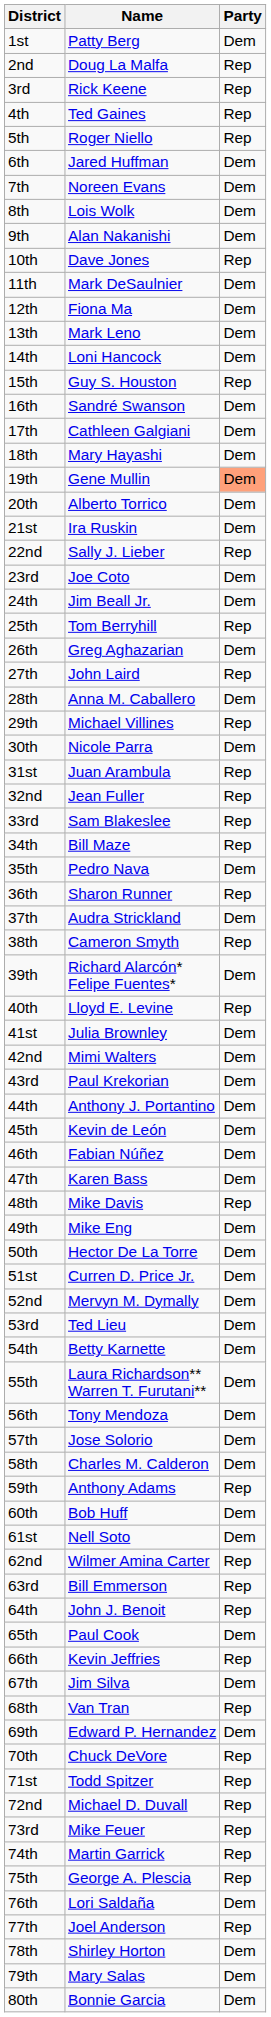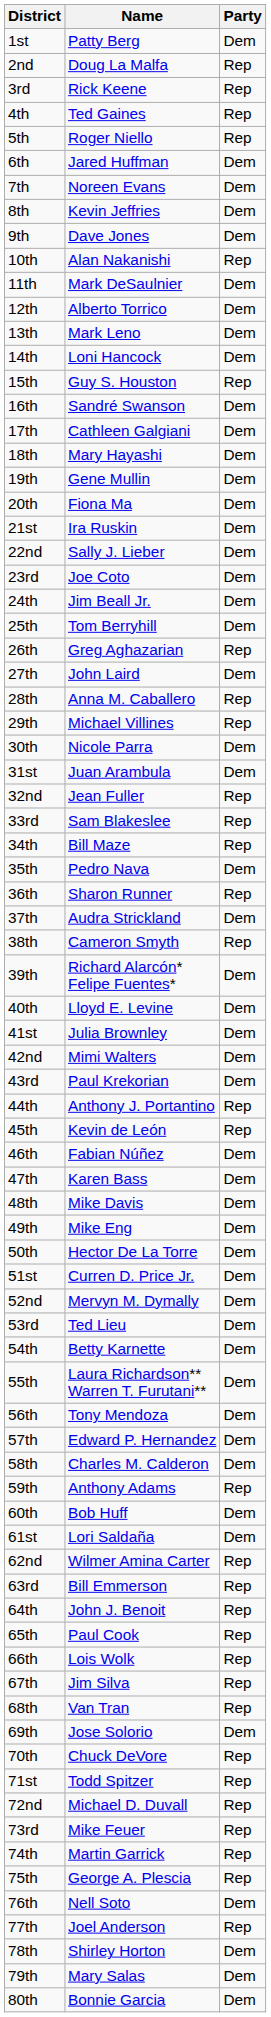(101, 211) Lois Wolk -> (114, 211) Kevin Jeffries
(119, 235) Alan Nakanishi -> (109, 235) Dave Jones
(109, 260) Dave Jones -> (119, 260) Alan Nakanishi
(100, 308) Fiona Ma -> (117, 308) Alberto Torrico
(240, 479) lightsalmon background -> (240, 479) no background
(117, 503) Alberto Torrico -> (100, 503) Fiona Ma
(237, 552) Rep -> (240, 552) Dem
(237, 625) Rep -> (240, 625) Dem
(240, 650) Dem -> (237, 650) Rep
(237, 674) Rep -> (240, 674) Dem
(240, 698) Dem -> (237, 698) Rep
(237, 771) Rep -> (240, 771) Dem
(237, 1008) Rep -> (240, 1008) Dem
(240, 1105) Dem -> (237, 1105) Rep
(240, 1130) Dem -> (237, 1130) Rep
(237, 1203) Rep -> (240, 1203) Dem
(110, 1439) Jose Solorio -> (142, 1439) Edward P. Hernandez
(99, 1537) Nell Soto -> (111, 1537) Lori Saldaña
(240, 1634) Dem -> (237, 1634) Rep
(114, 1658) Kevin Jeffries -> (101, 1658) Lois Wolk
(240, 1683) Dem -> (237, 1683) Rep
(142, 1732) Edward P. Hernandez -> (110, 1732) Jose Solorio
(111, 1902) Lori Saldaña -> (99, 1902) Nell Soto
